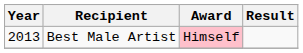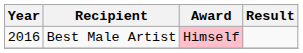(24, 38) 2013 -> (24, 38) 2016
